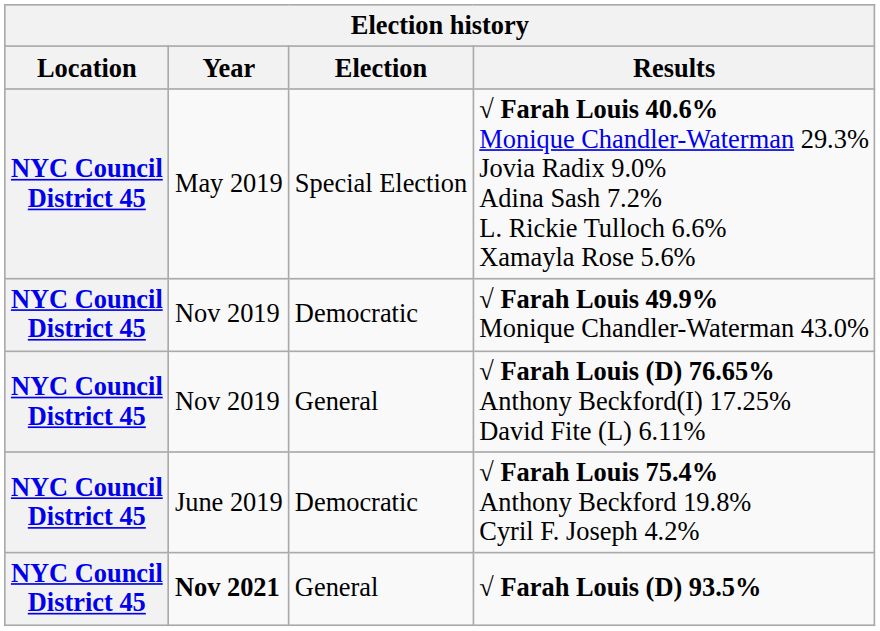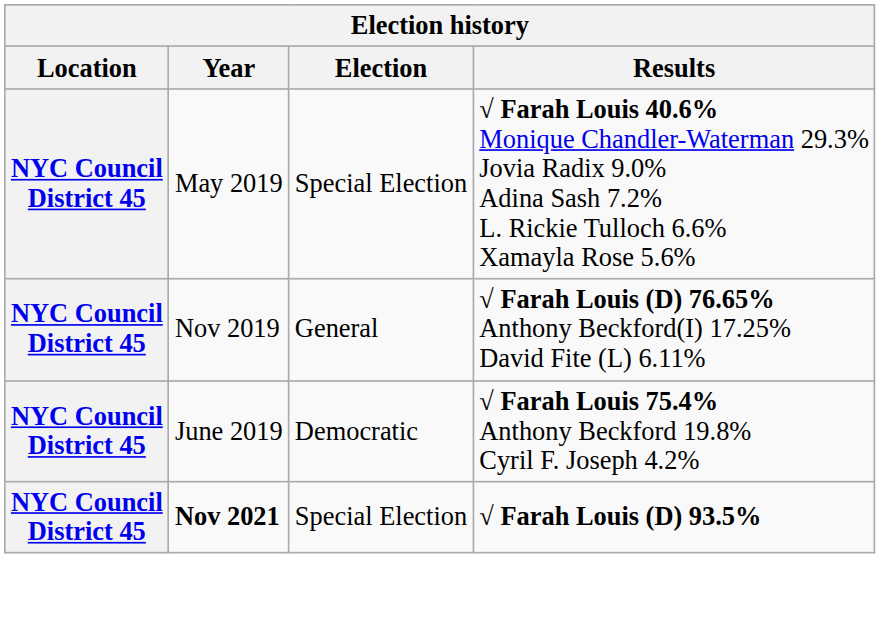- row: (674, 314)
(337, 588) General -> (381, 516) Special Election
